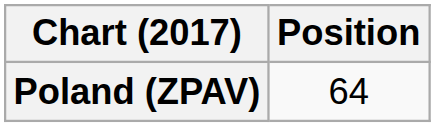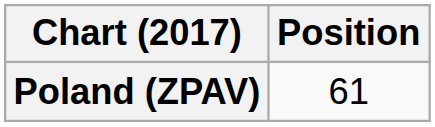(349, 90) 64 -> (349, 90) 61
